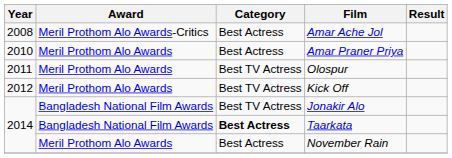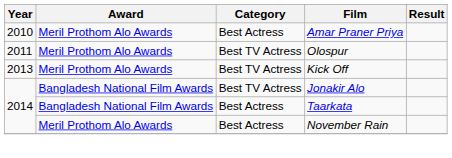- row: (345, 32)
(20, 88) 2012 -> (20, 69) 2013
(254, 125) bold -> (251, 106) normal
